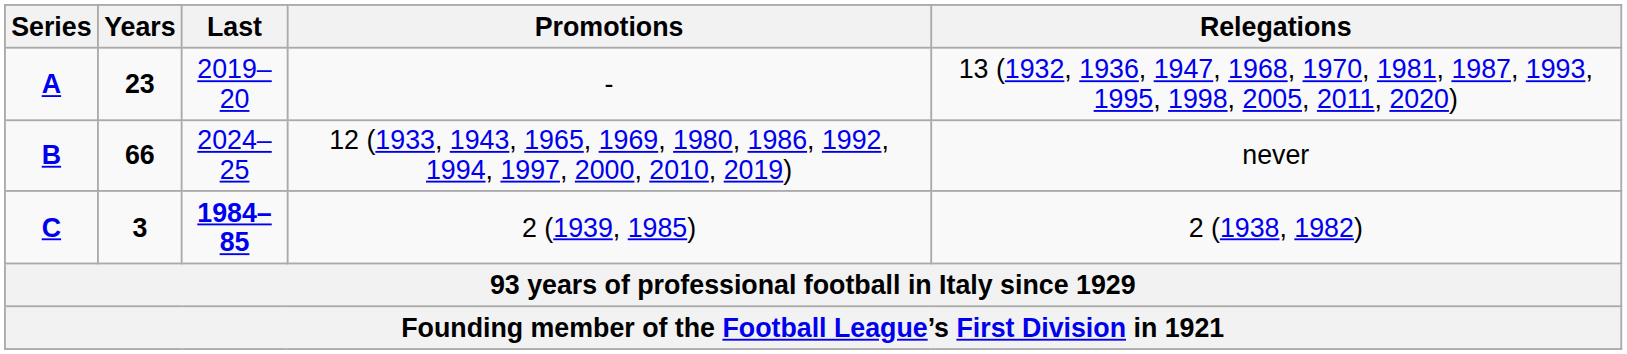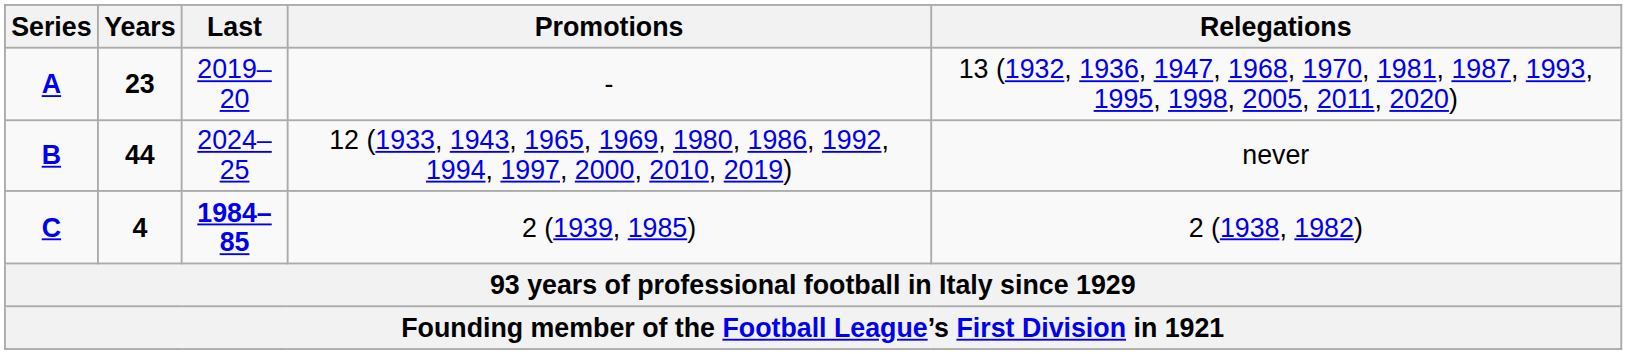(140, 156) 66 -> (140, 156) 44
(140, 228) 3 -> (140, 228) 4
